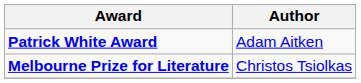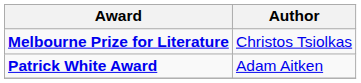rows swapped: (118, 66) <-> (83, 41)
